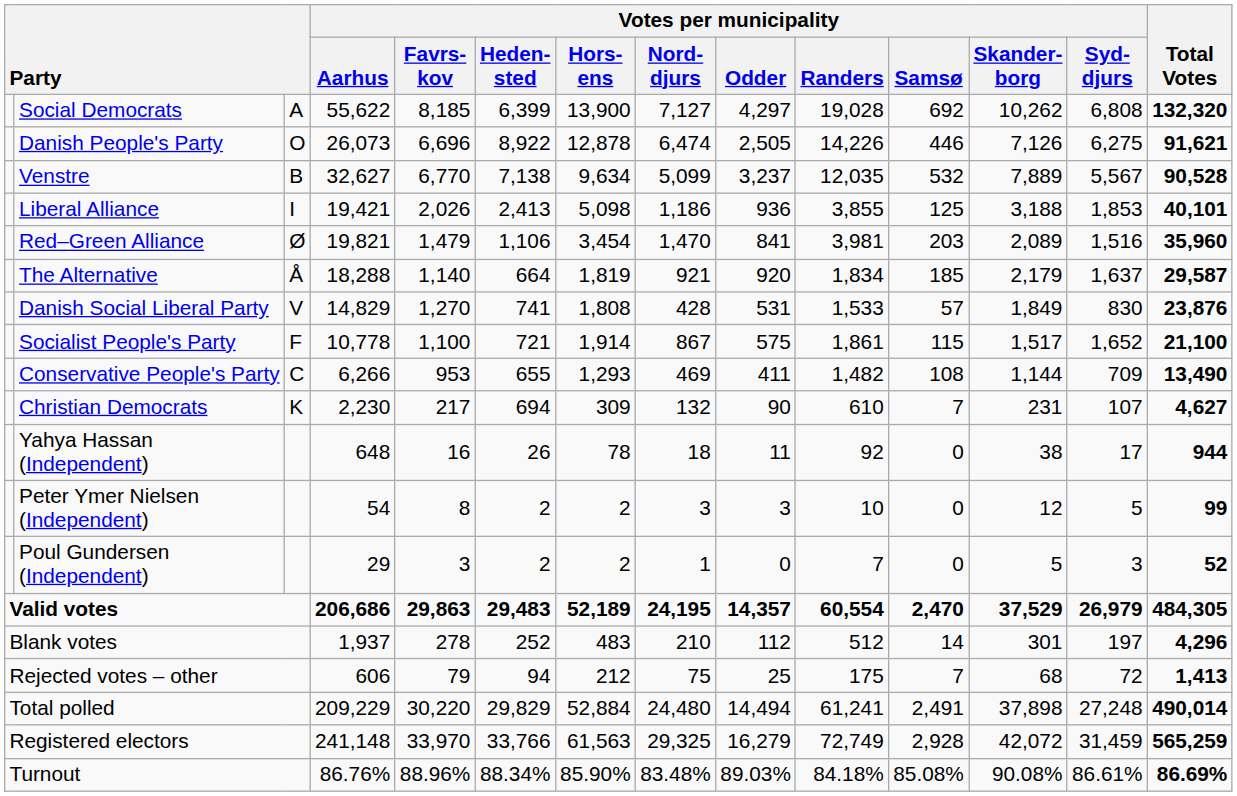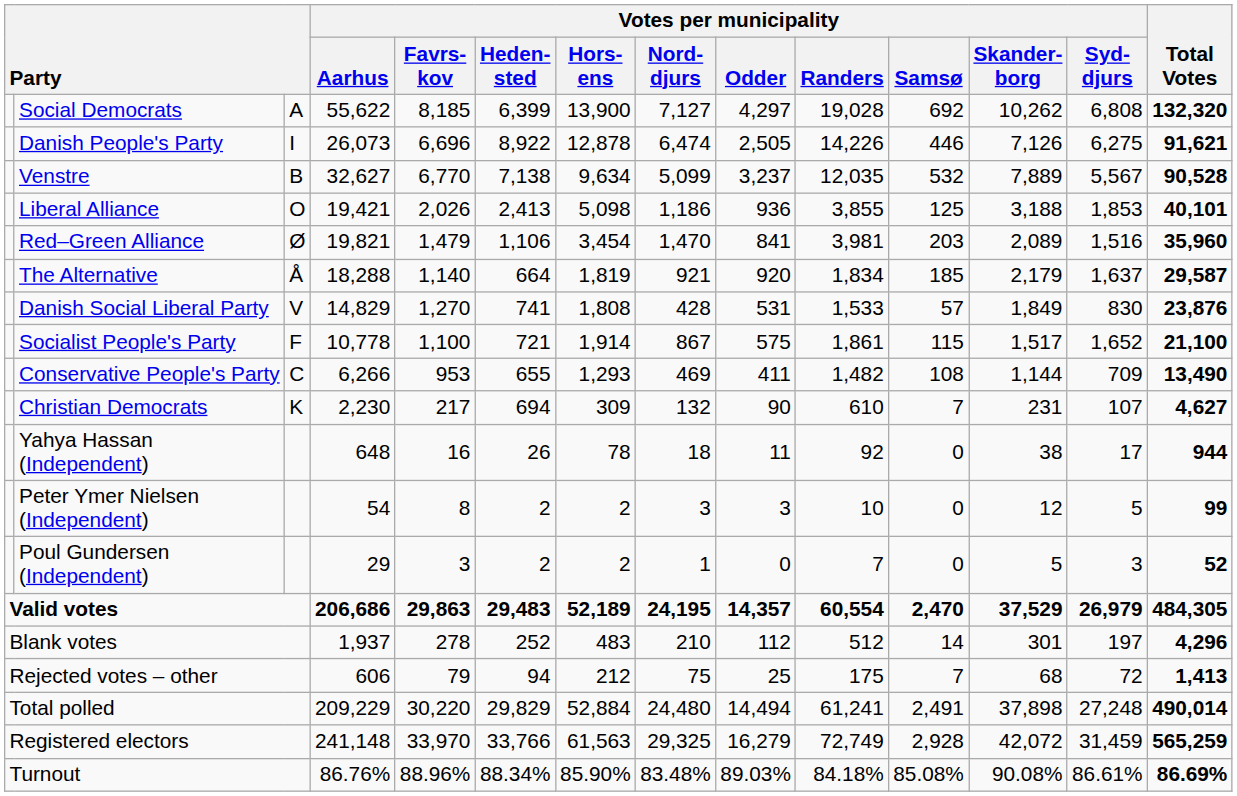(297, 143) O -> (292, 143) I
(292, 209) I -> (297, 209) O
